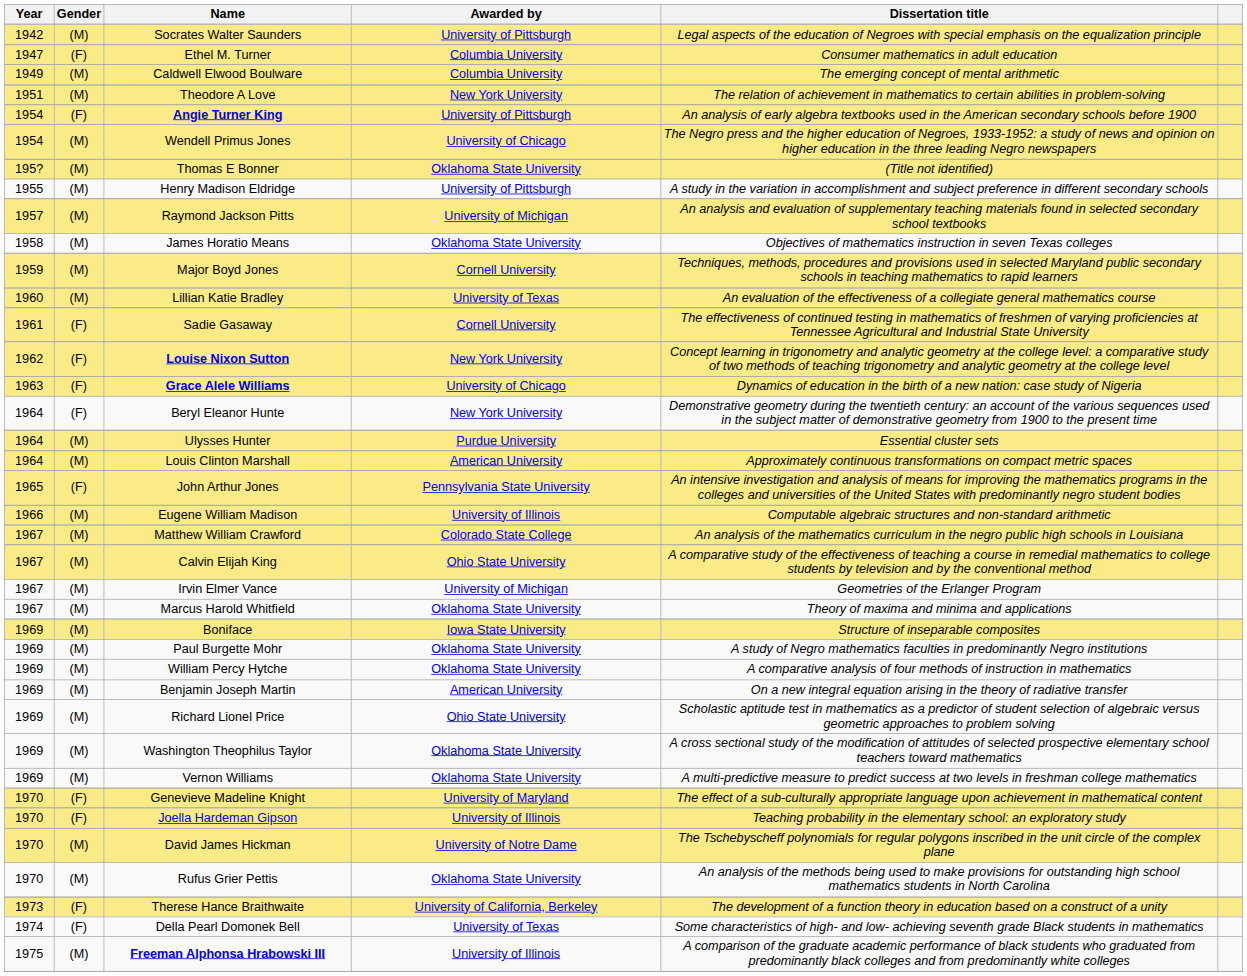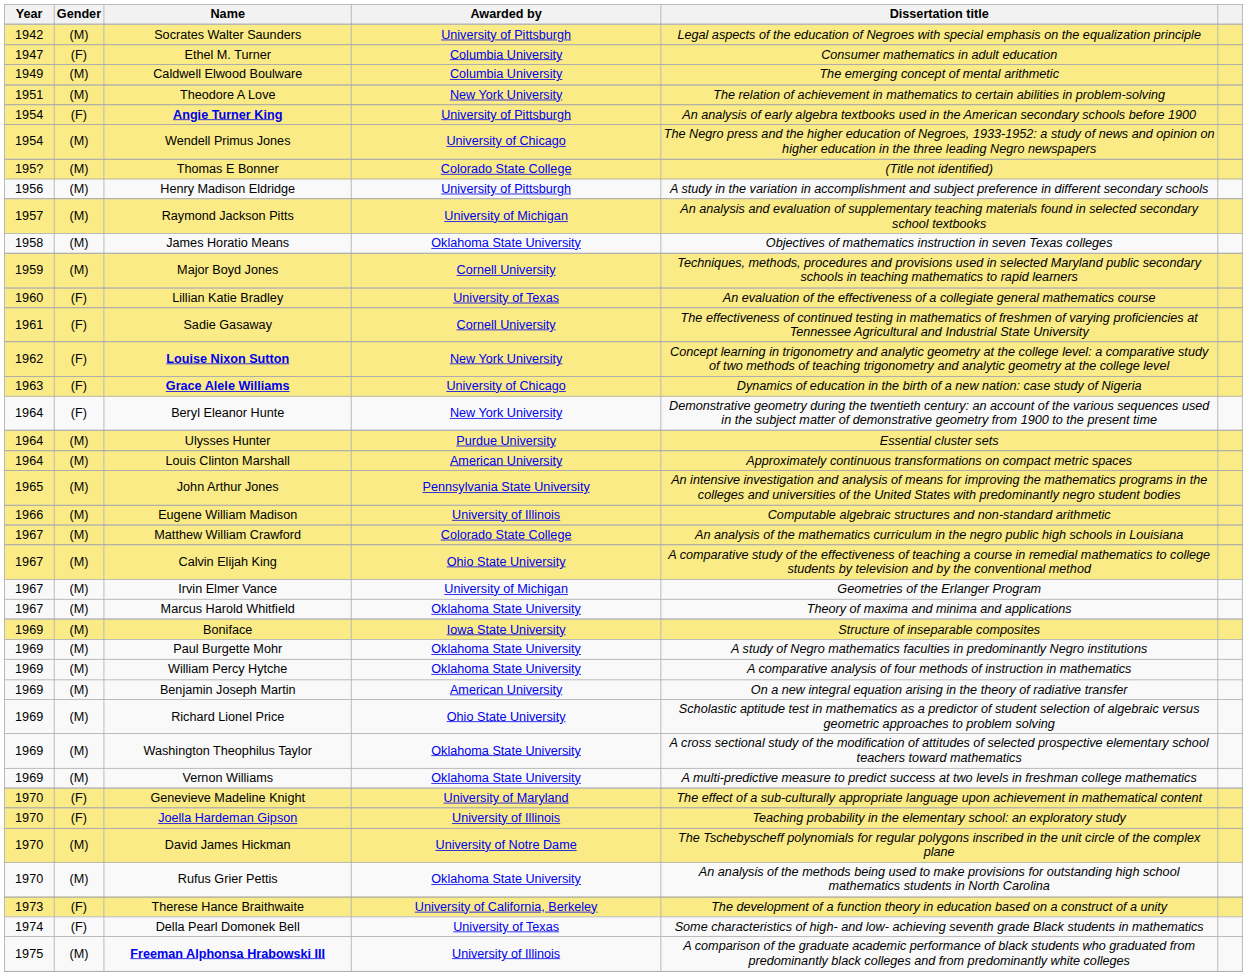(506, 169) Oklahoma State University -> (506, 169) Colorado State College
(29, 189) 1955 -> (29, 189) 1956
(79, 297) (M) -> (79, 297) (F)
(79, 487) (F) -> (79, 487) (M)
